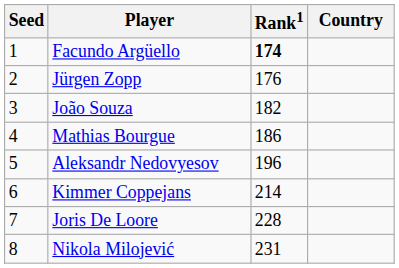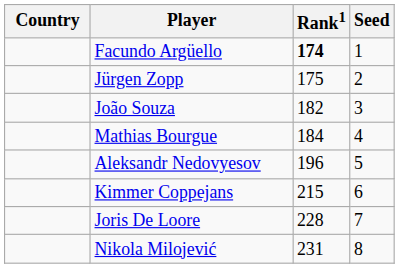columns swapped: (351, 20) <-> (26, 20)
(268, 79) 176 -> (310, 79) 175
(268, 136) 186 -> (310, 136) 184
(268, 192) 214 -> (310, 192) 215
